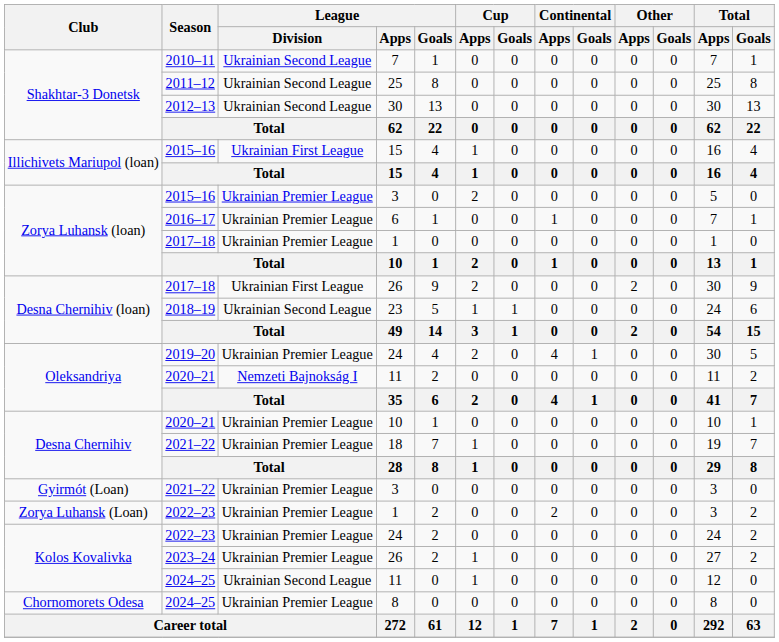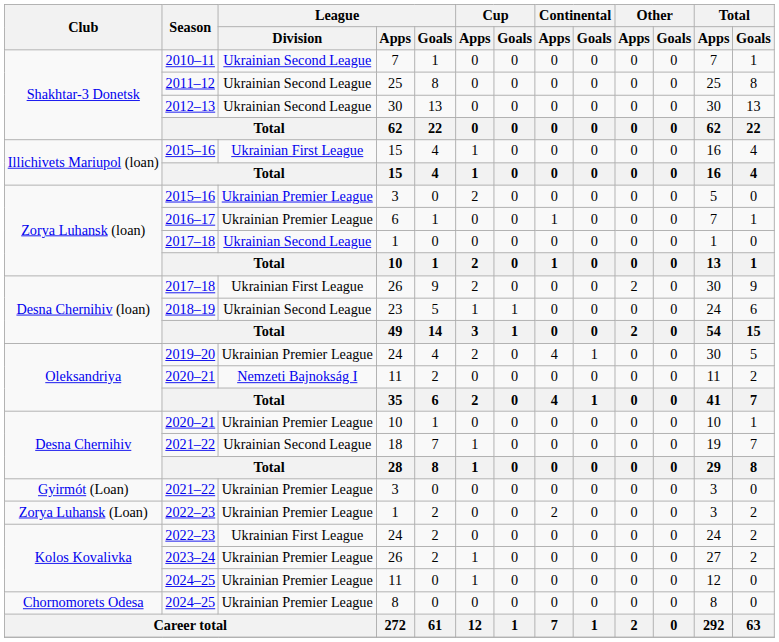(297, 241) Ukrainian Premier League -> (297, 241) Ukrainian Second League
(297, 444) Ukrainian Premier League -> (297, 444) Ukrainian Second League
(297, 535) Ukrainian Premier League -> (297, 535) Ukrainian First League
(297, 580) Ukrainian Second League -> (297, 580) Ukrainian Premier League
